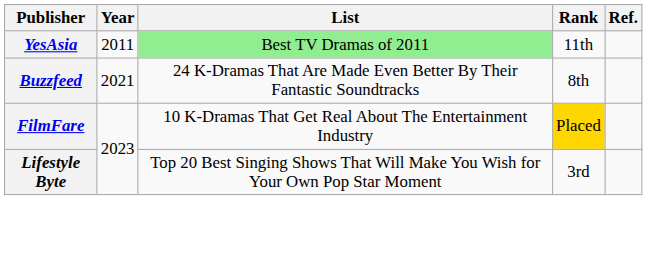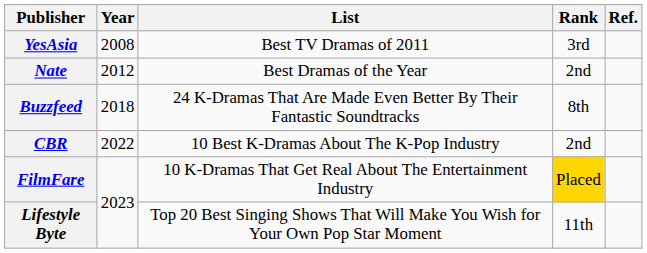(118, 44) 2011 -> (118, 44) 2008
(345, 44) lightgreen background -> (345, 44) no background
(578, 44) 11th -> (578, 44) 3rd
+ row: (51, 71)
(118, 80) 2021 -> (118, 107) 2018
+ row: (51, 143)
(578, 171) 3rd -> (578, 224) 11th
